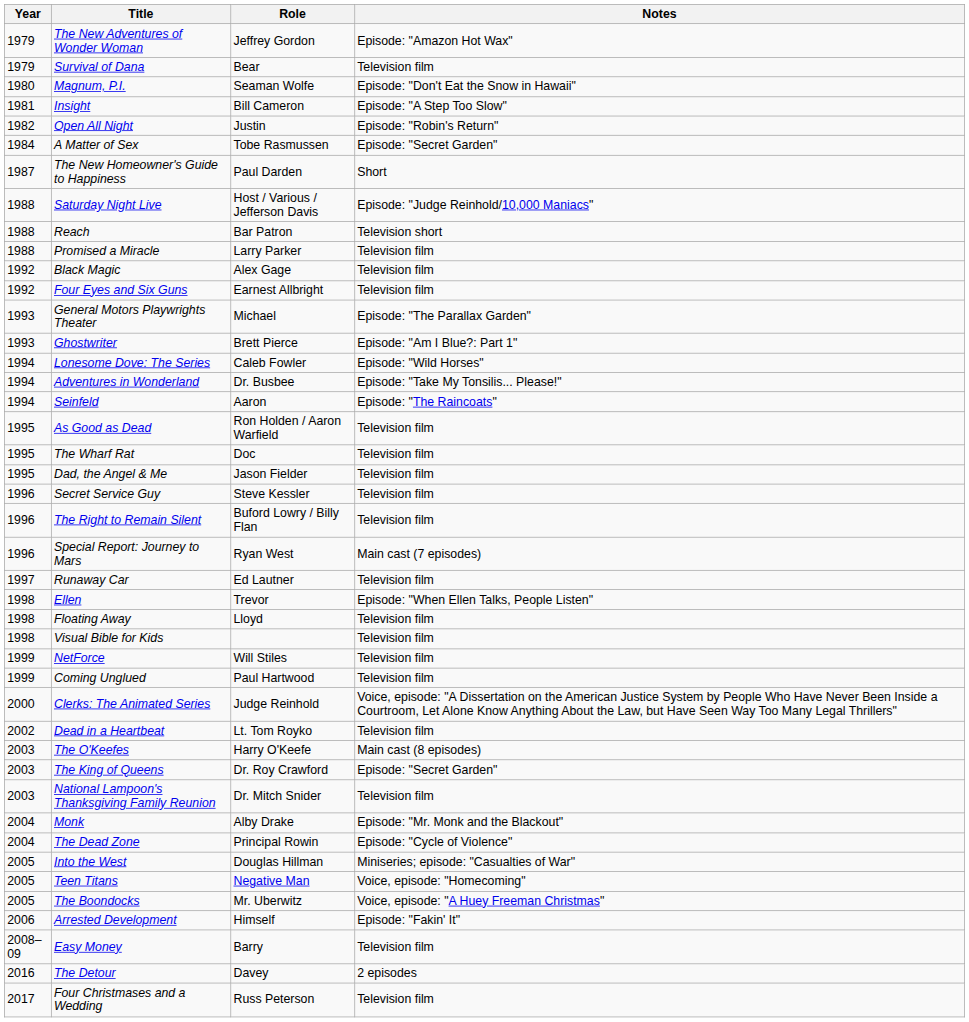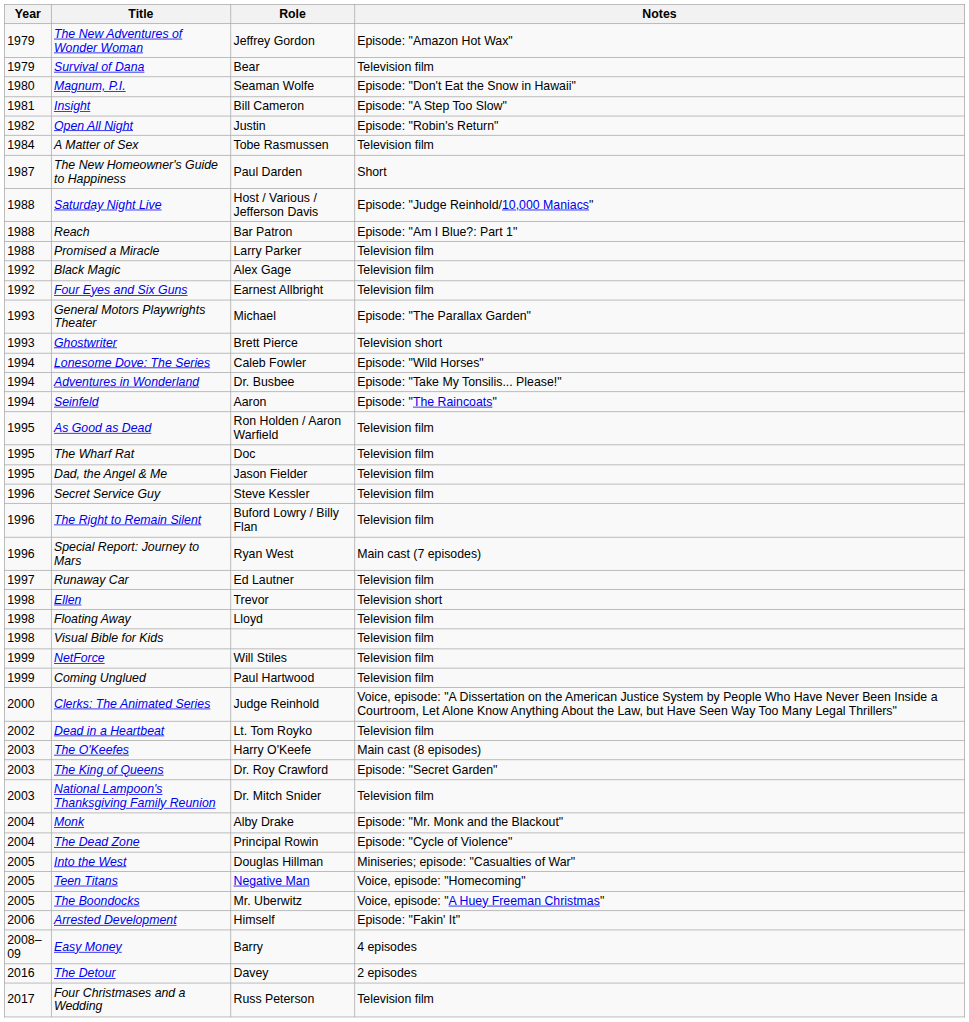(427, 145) Episode: "Secret Garden" -> (396, 145) Television film
(400, 231) Television short -> (437, 231) Episode: "Am I Blue?: Part 1"
(437, 343) Episode: "Am I Blue?: Part 1" -> (400, 343) Television short
(475, 599) Episode: "When Ellen Talks, People Listen" -> (400, 599) Television short
(396, 947) Television film -> (387, 947) 4 episodes
